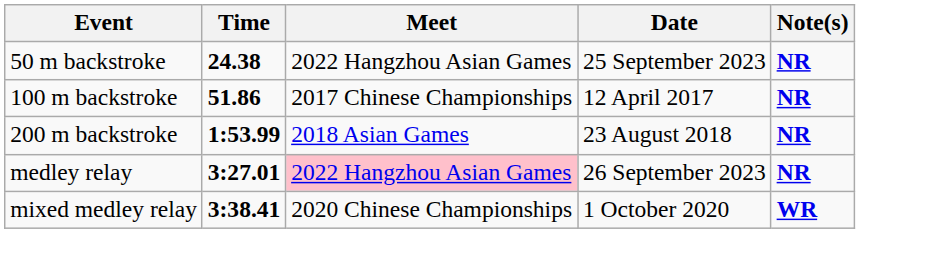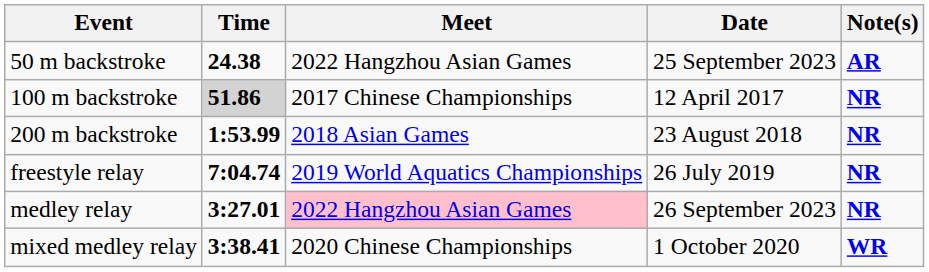(794, 60) NR -> (864, 60) AR
(234, 97) no background -> (234, 97) lightgrey background
+ row: (77, 172)
